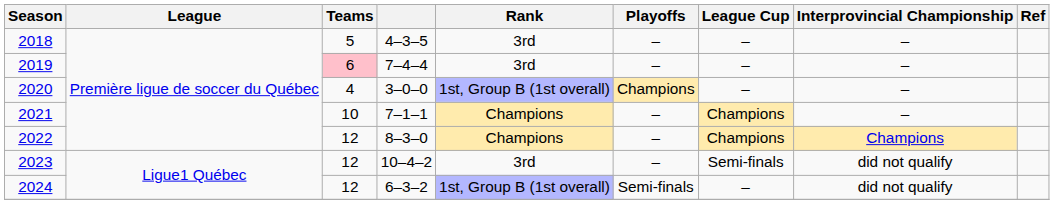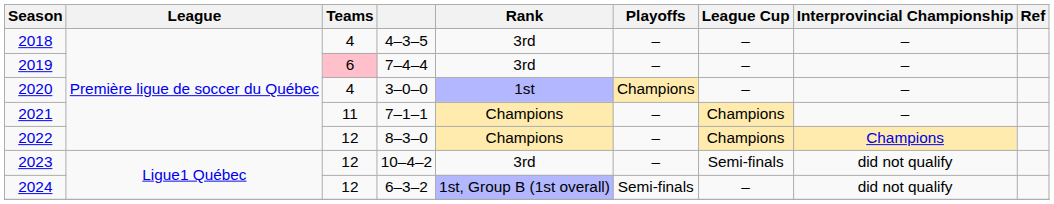(350, 41) 5 -> (350, 41) 4
(524, 89) 1st, Group B (1st overall) -> (524, 89) 1st
(350, 114) 10 -> (350, 114) 11
